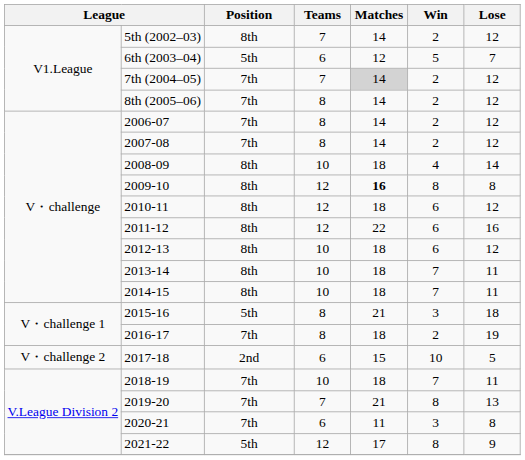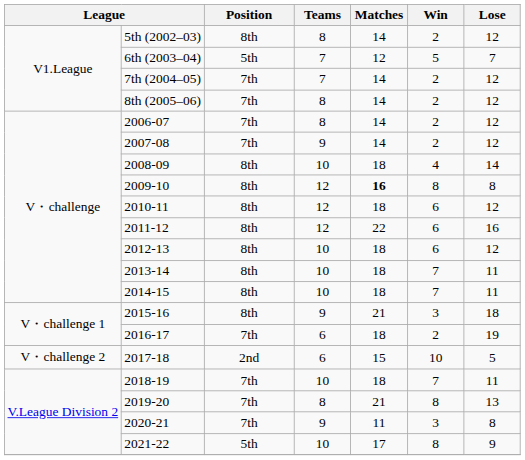(322, 36) 7 -> (322, 36) 8
(322, 57) 6 -> (322, 57) 7
(379, 79) lightgrey background -> (379, 79) no background
(322, 143) 8 -> (322, 143) 9
(249, 313) 5th -> (249, 313) 8th
(322, 313) 8 -> (322, 313) 9
(322, 334) 8 -> (322, 334) 6
(322, 401) 7 -> (322, 401) 8
(322, 422) 6 -> (322, 422) 9
(322, 443) 12 -> (322, 443) 10
